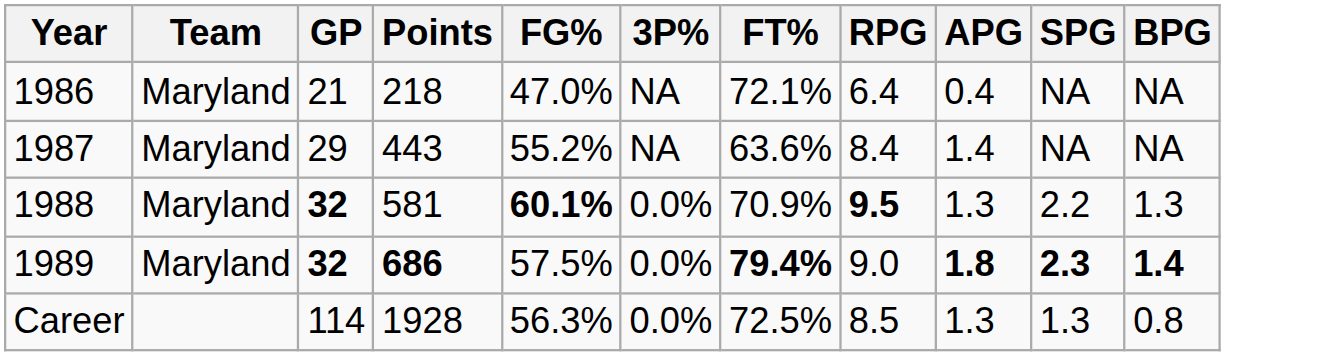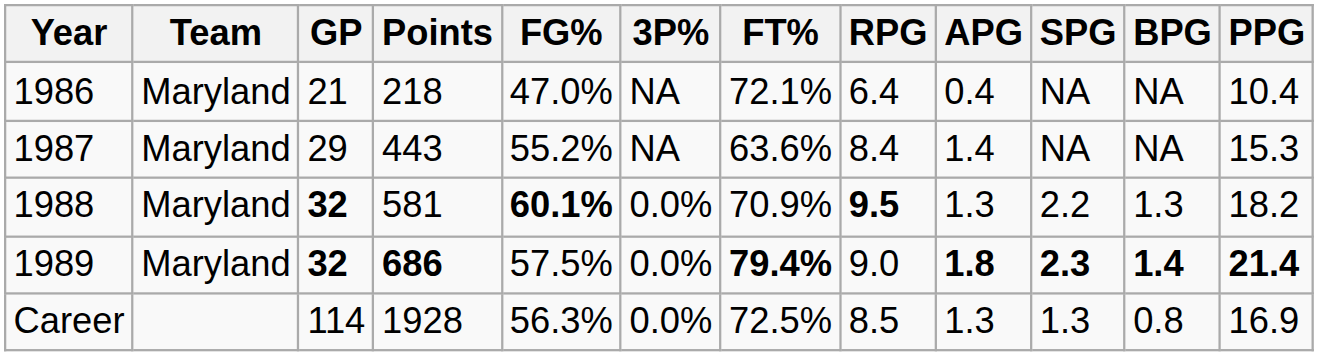+ column: (1267, 33)
